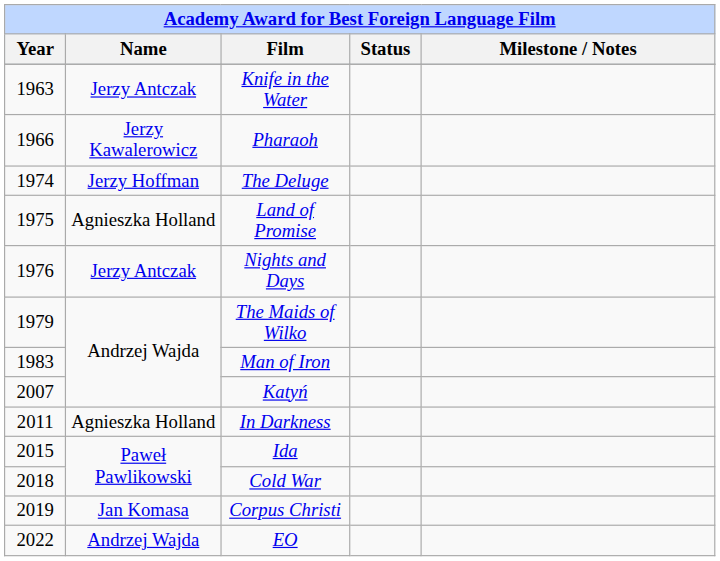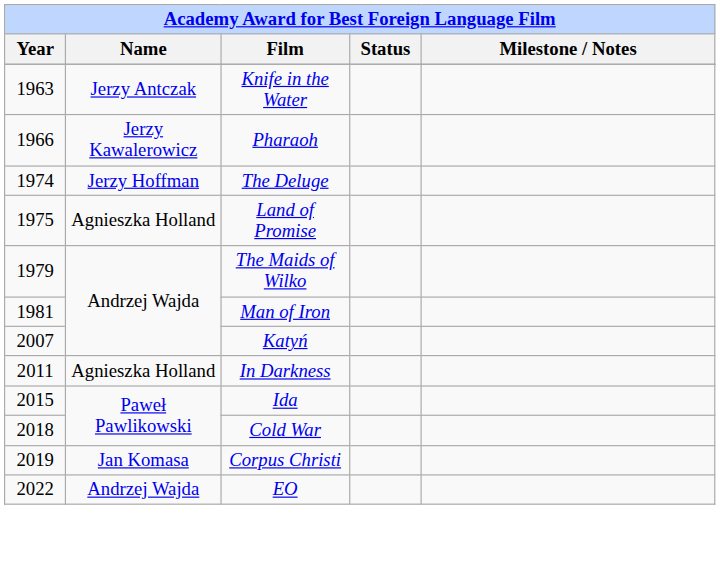- row: (285, 271)
(35, 362) 1983 -> (35, 311) 1981
